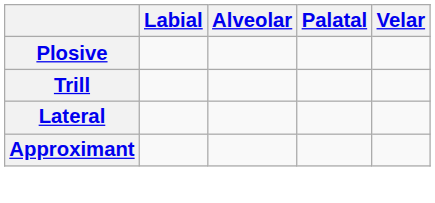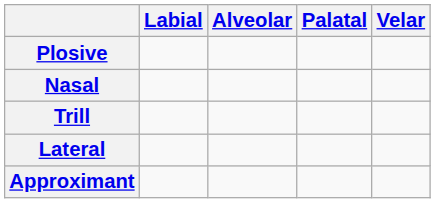+ row: (72, 85)
